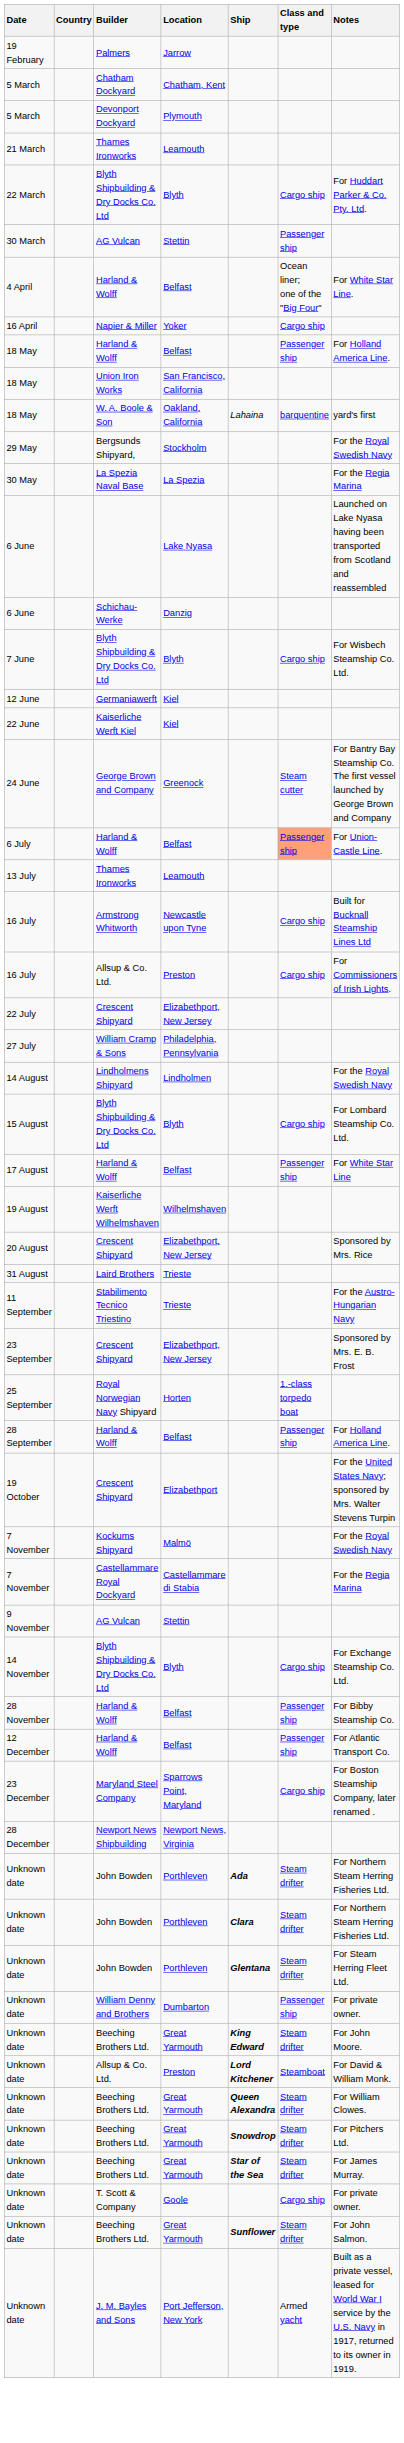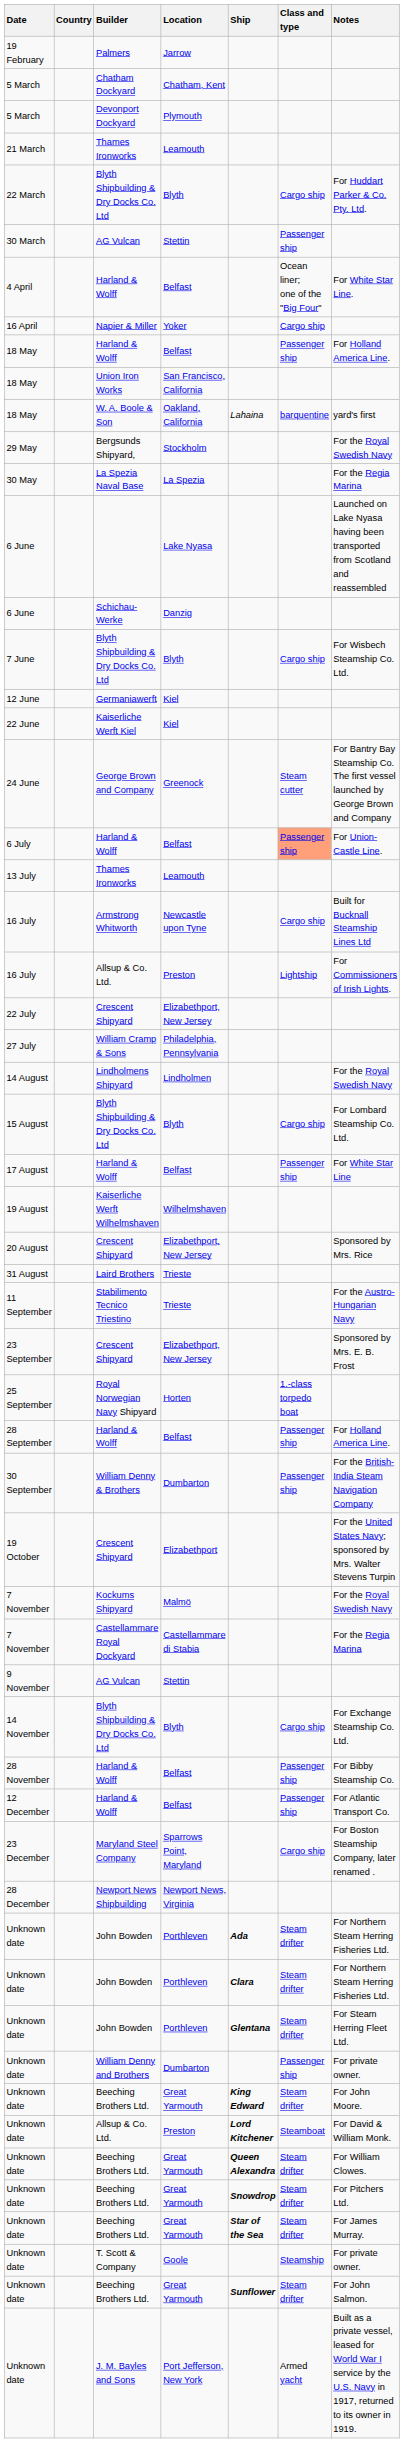(302, 975) Cargo ship -> (299, 975) Lightship
+ row: (29, 1483)
(302, 2200) Cargo ship -> (302, 2260) Steamship
